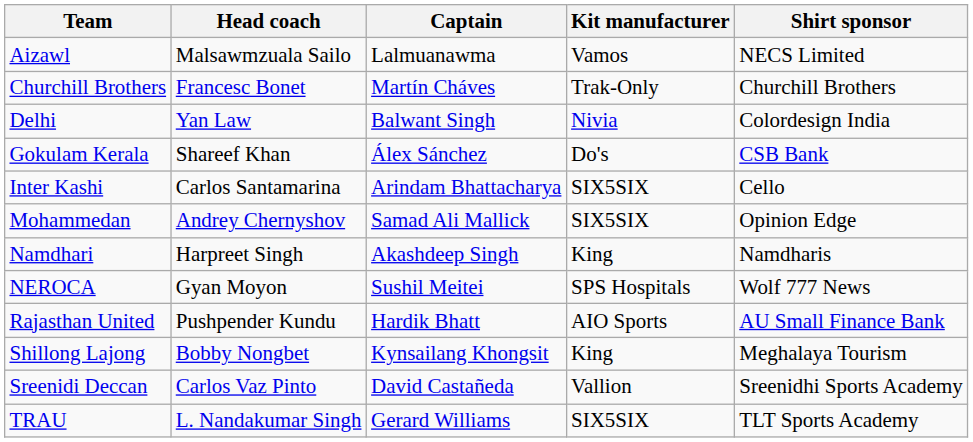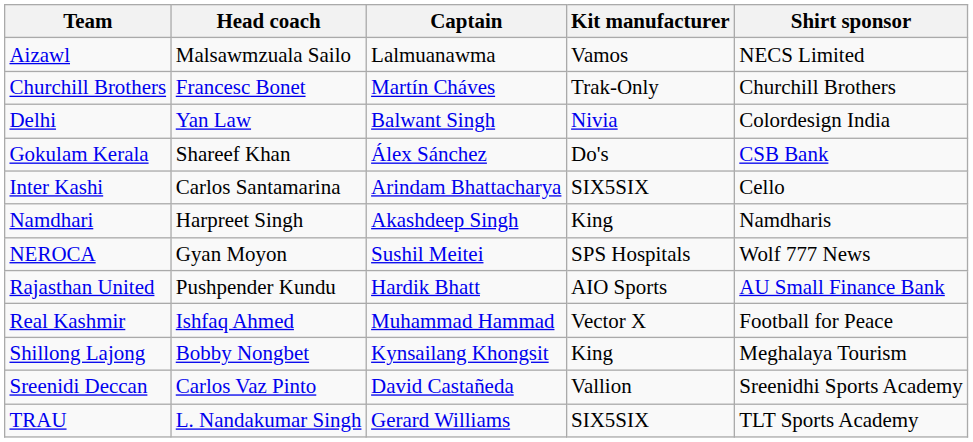- row: (70, 220)
+ row: (67, 320)
